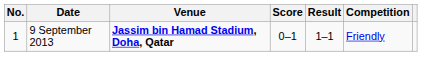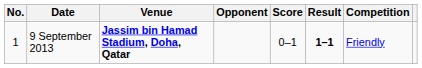+ column: (242, 13)
(324, 36) normal -> (324, 42) bold
